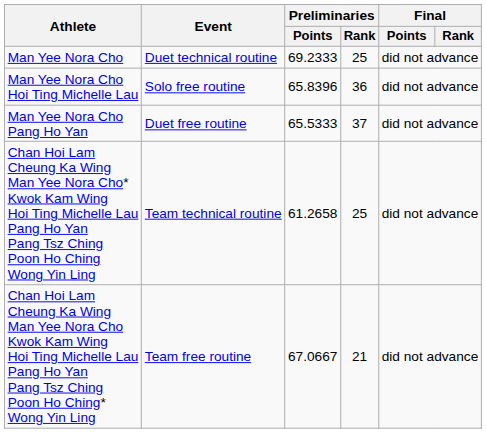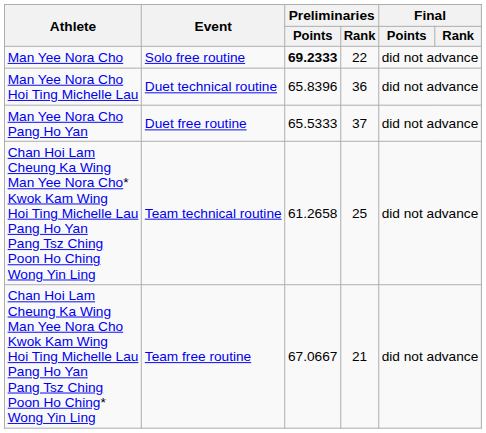(211, 58) Duet technical routine -> (195, 58) Solo free routine
(313, 58) normal -> (313, 58) bold
(360, 58) 25 -> (360, 58) 22
(195, 87) Solo free routine -> (211, 87) Duet technical routine
